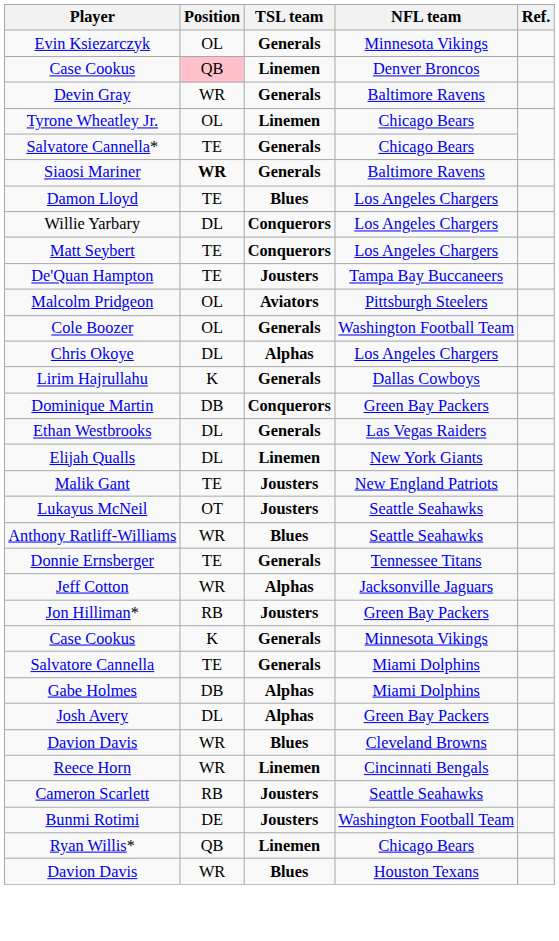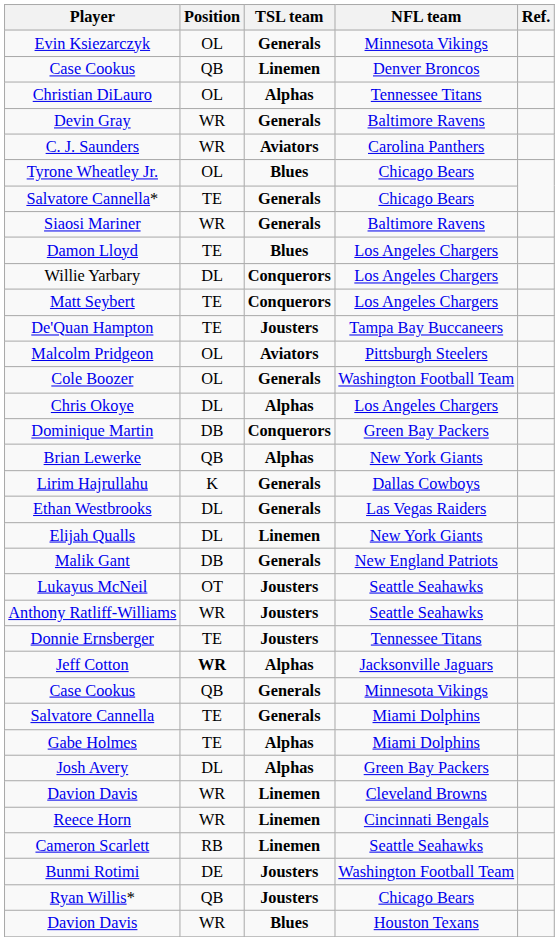(212, 69) pink background -> (212, 69) no background
+ row: (92, 95)
+ row: (92, 146)
(289, 120) Linemen -> (289, 172) Blues
(212, 172) bold -> (212, 224) normal
rows swapped: (92, 379) <-> (92, 405)
+ row: (92, 457)
(212, 483) TE -> (212, 560) DB
(289, 483) Jousters -> (289, 560) Generals
(289, 535) Blues -> (289, 612) Jousters
(289, 560) Generals -> (289, 638) Jousters
(212, 586) normal -> (212, 664) bold
- row: (92, 612)
(212, 638) K -> (212, 690) QB
(212, 690) DB -> (212, 742) TE
(289, 742) Blues -> (289, 793) Linemen
(289, 793) Jousters -> (289, 845) Linemen
(289, 845) Linemen -> (289, 897) Jousters
